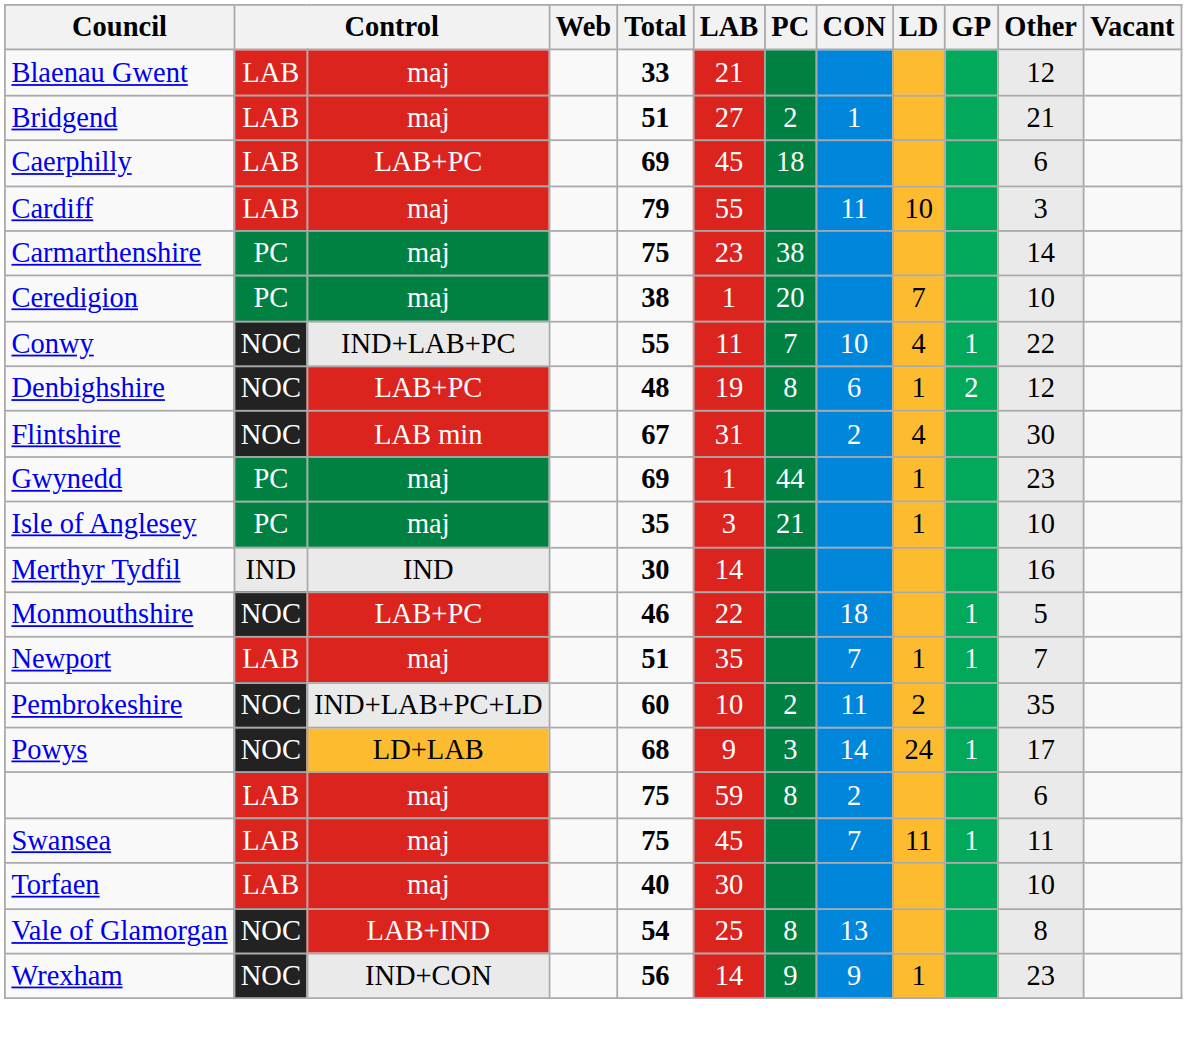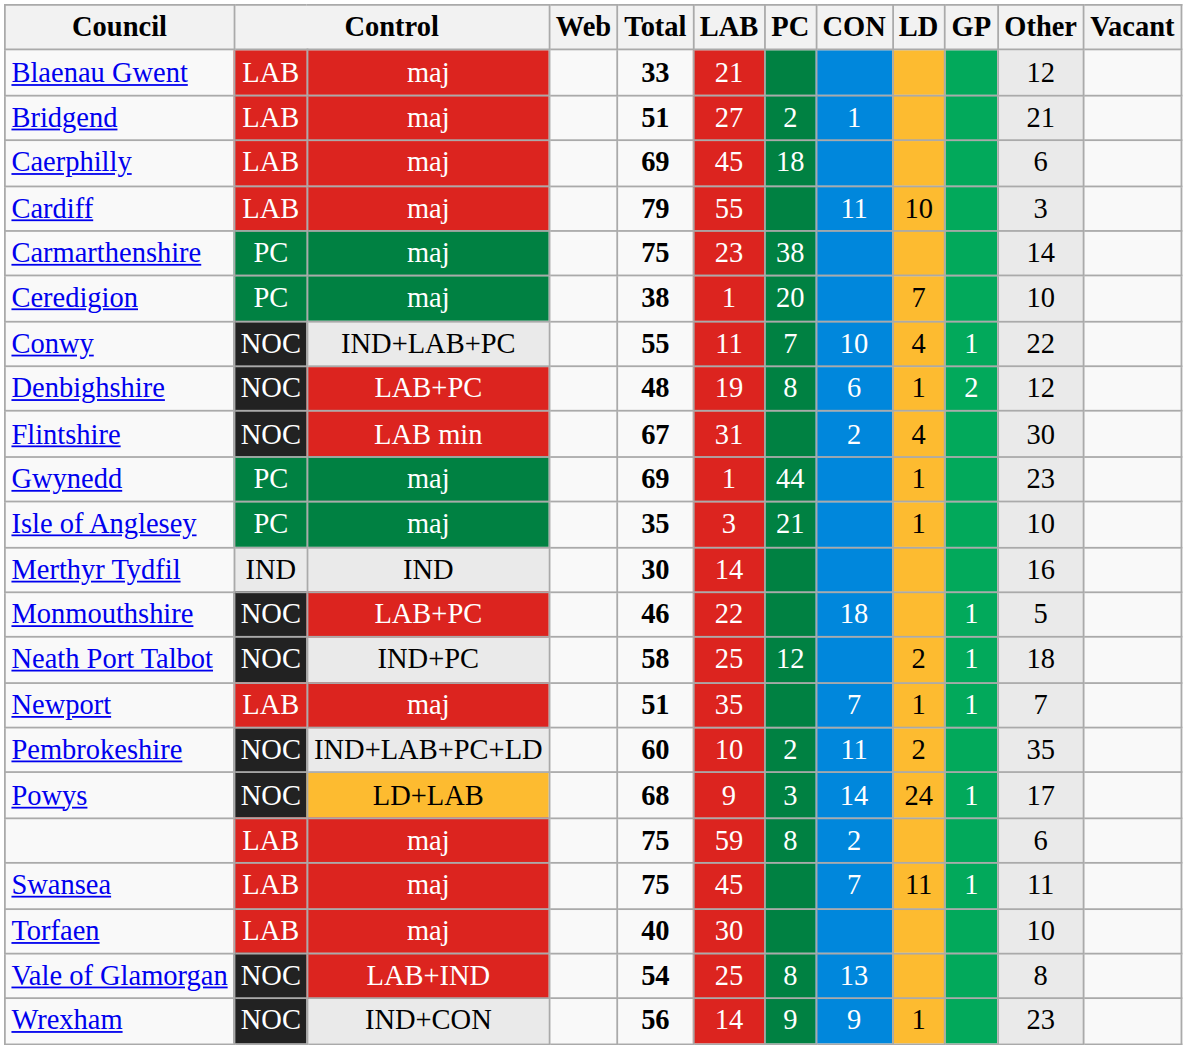(428, 162) LAB+PC -> (428, 162) maj
+ row: (112, 659)
